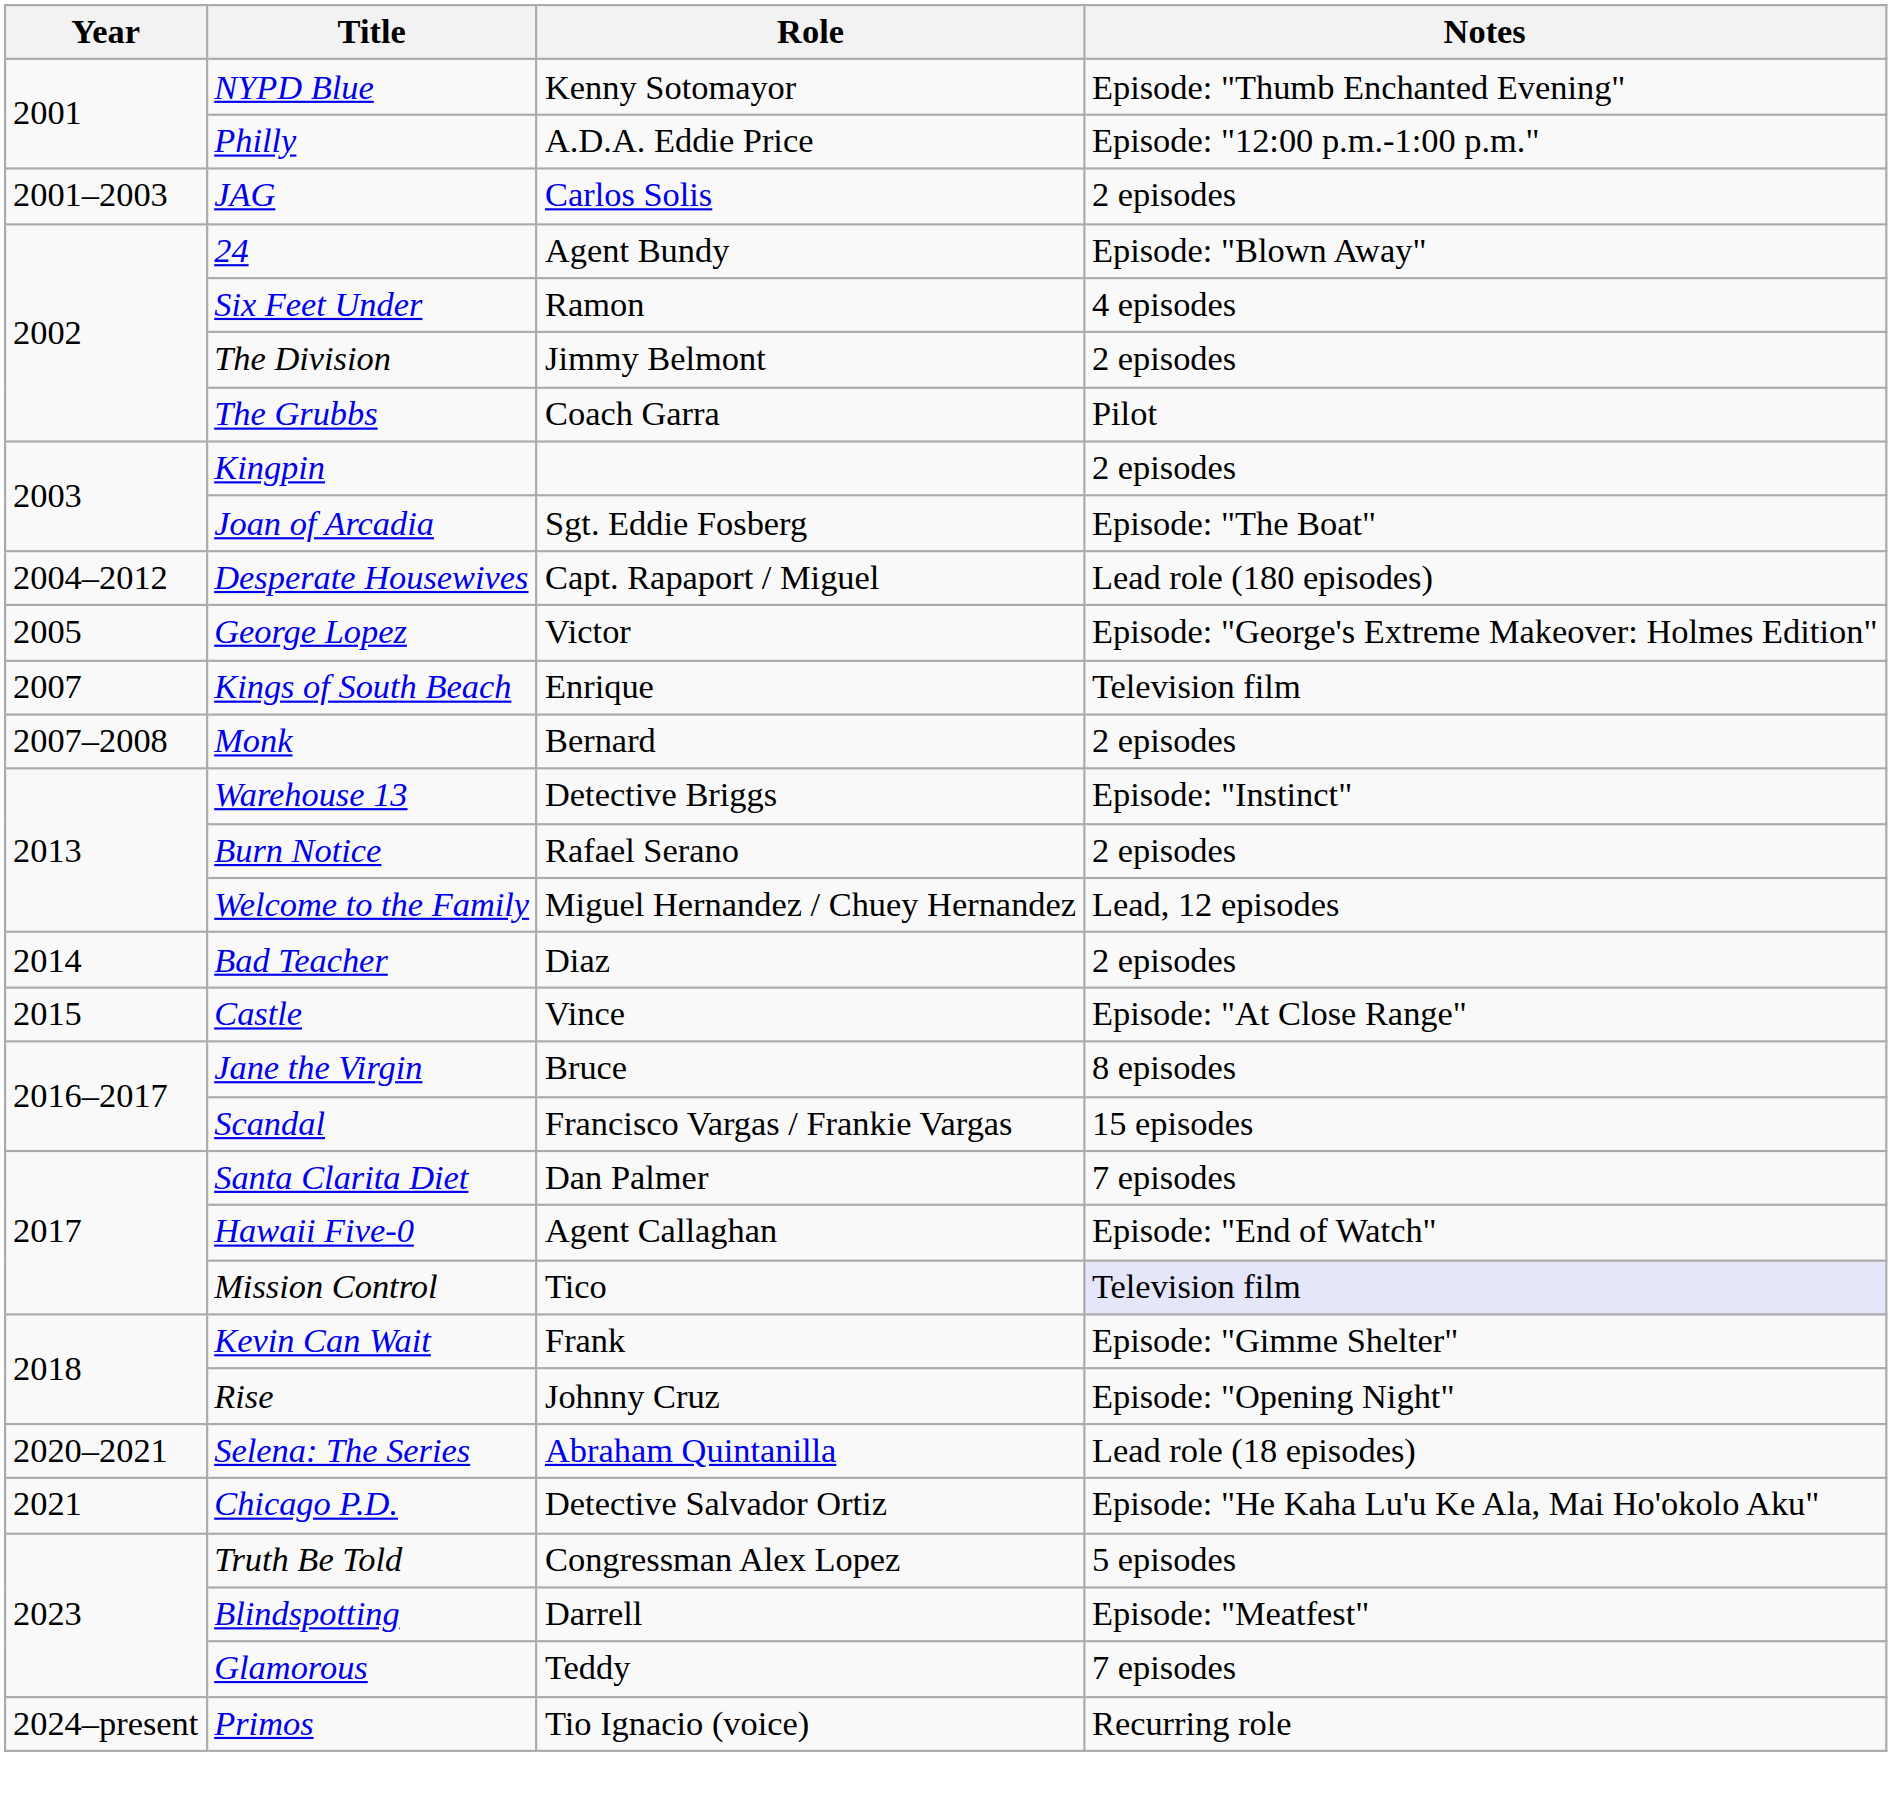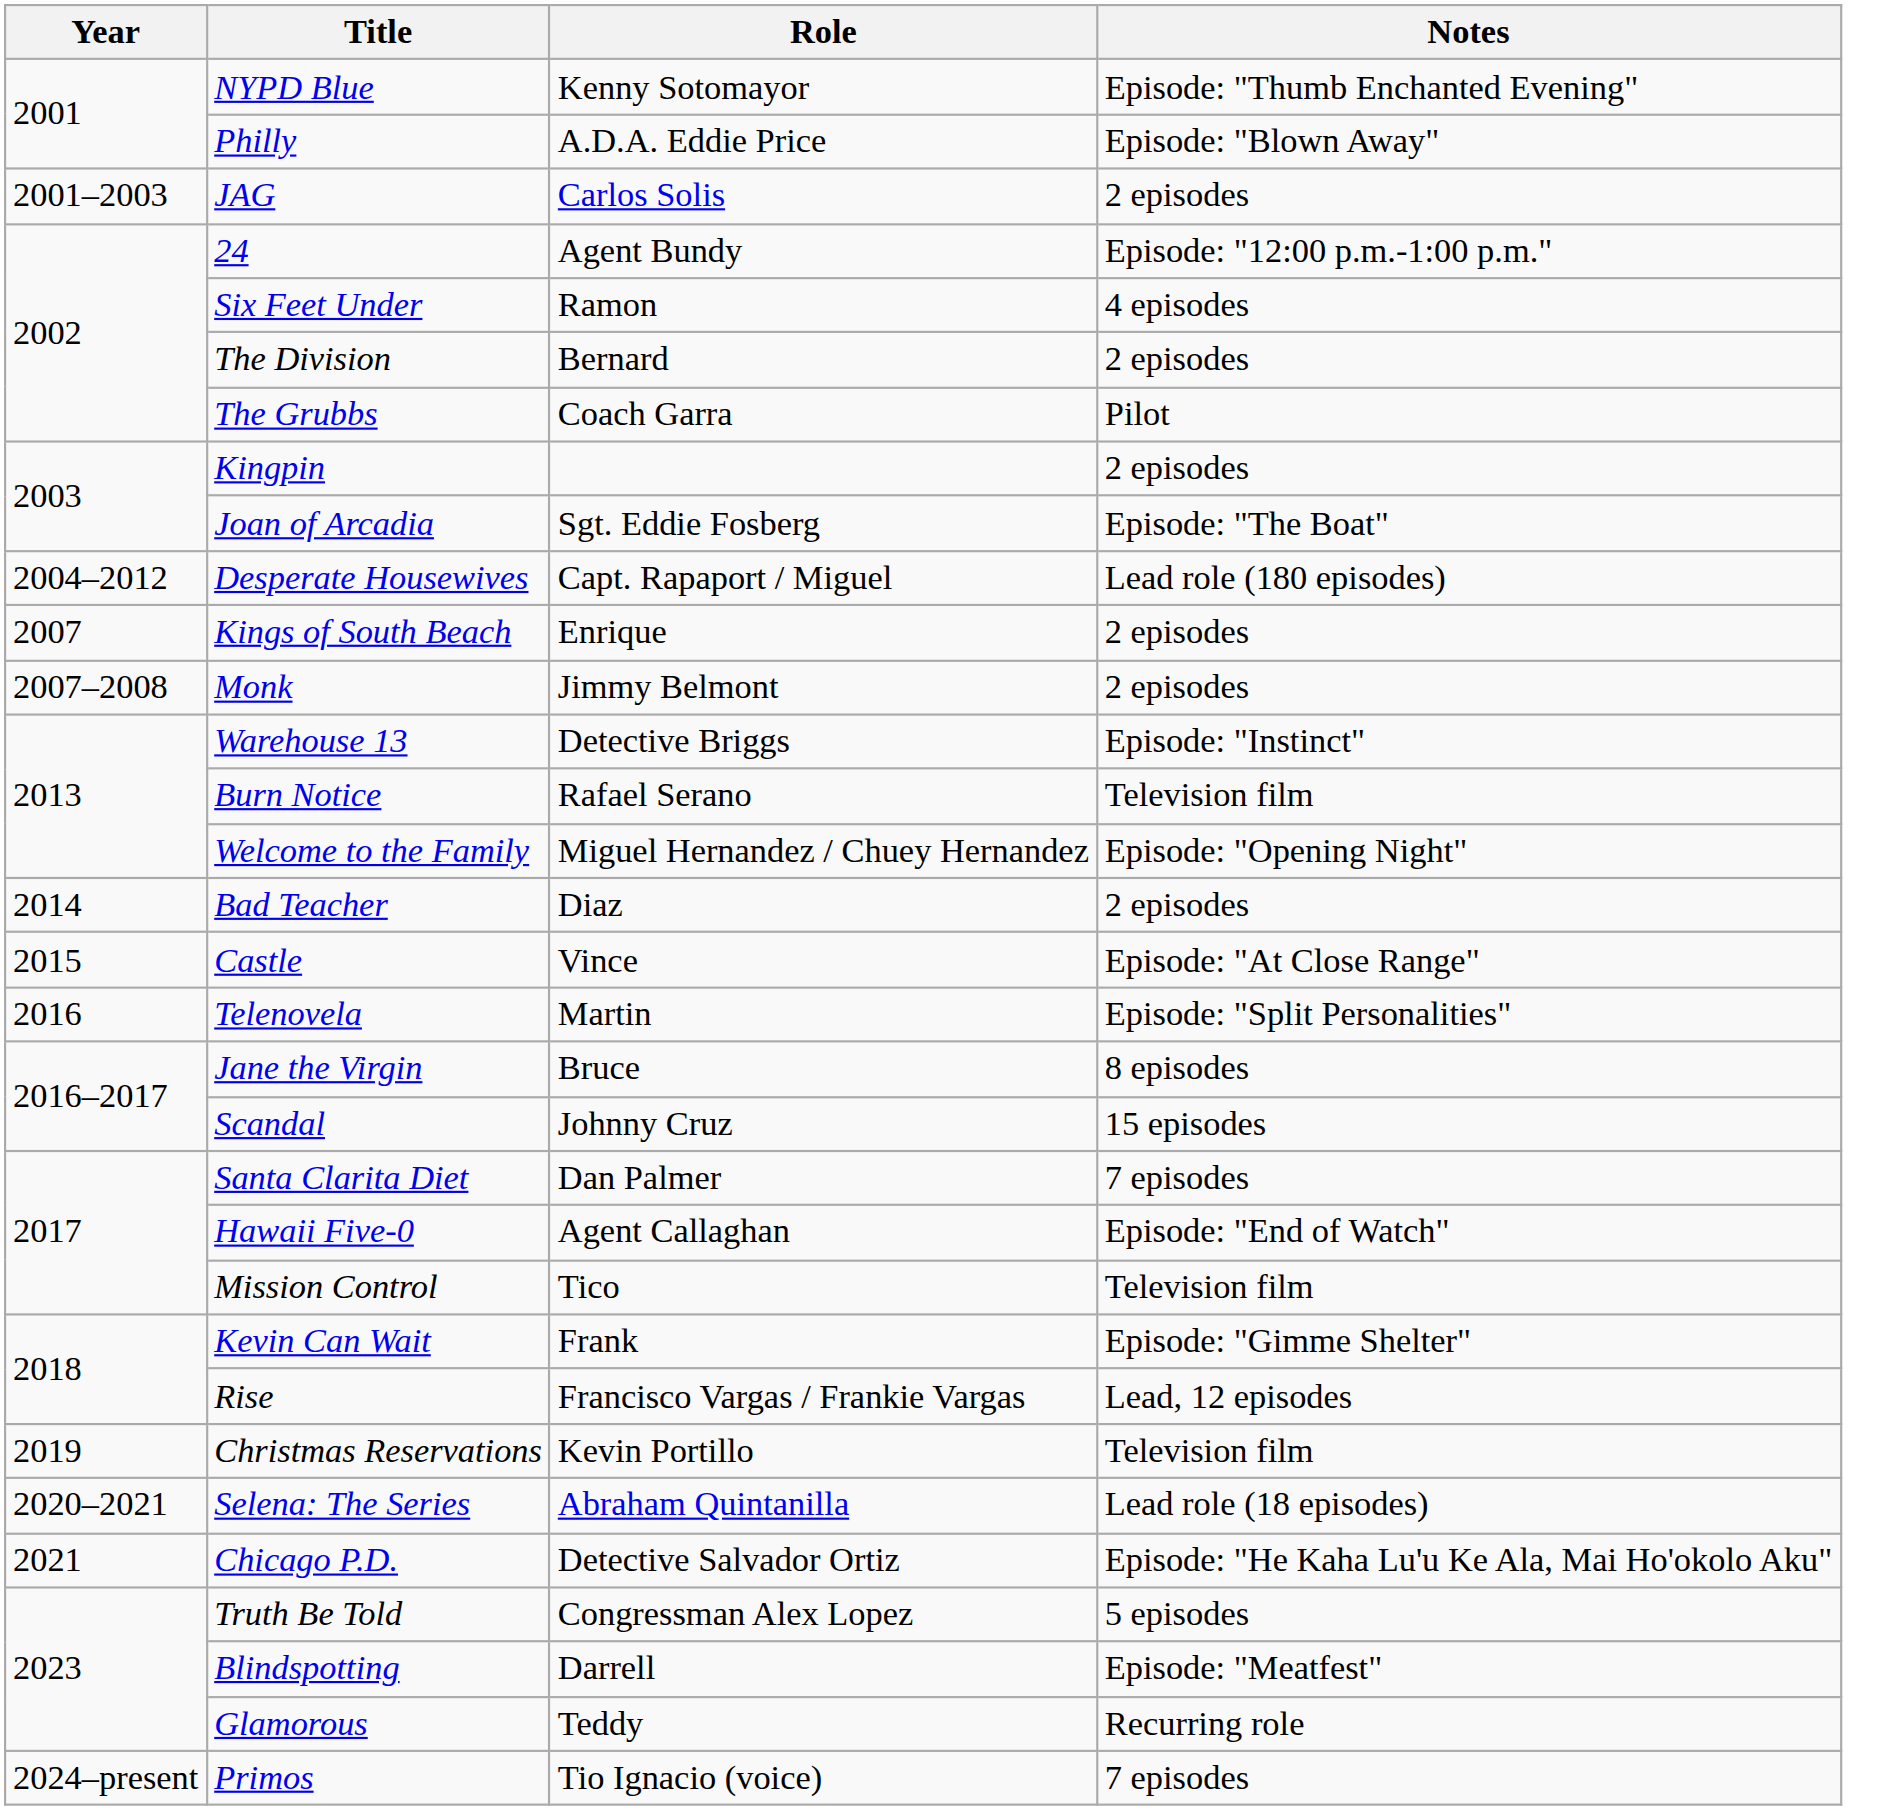(1316, 140) Episode: "12:00 p.m.-1:00 p.m." -> (1272, 140) Episode: "Blown Away"
(1259, 250) Episode: "Blown Away" -> (1329, 250) Episode: "12:00 p.m.-1:00 p.m."
(655, 359) Jimmy Belmont -> (613, 359) Bernard
- row: (311, 631)
(1196, 686) Television film -> (1177, 631) 2 episodes
(600, 741) Bernard -> (668, 686) Jimmy Belmont
(1164, 850) 2 episodes -> (1209, 795) Television film
(1216, 904) Lead, 12 episodes -> (1286, 850) Episode: "Opening Night"
+ row: (288, 1013)
(779, 1122) Francisco Vargas / Frankie Vargas -> (645, 1122) Johnny Cruz
(1196, 1286) lavender background -> (1209, 1286) no background
(632, 1395) Johnny Cruz -> (792, 1395) Francisco Vargas / Frankie Vargas
(1273, 1395) Episode: "Opening Night" -> (1228, 1395) Lead, 12 episodes
+ row: (378, 1450)
(1164, 1668) 7 episodes -> (1205, 1723) Recurring role
(1192, 1723) Recurring role -> (1177, 1777) 7 episodes
